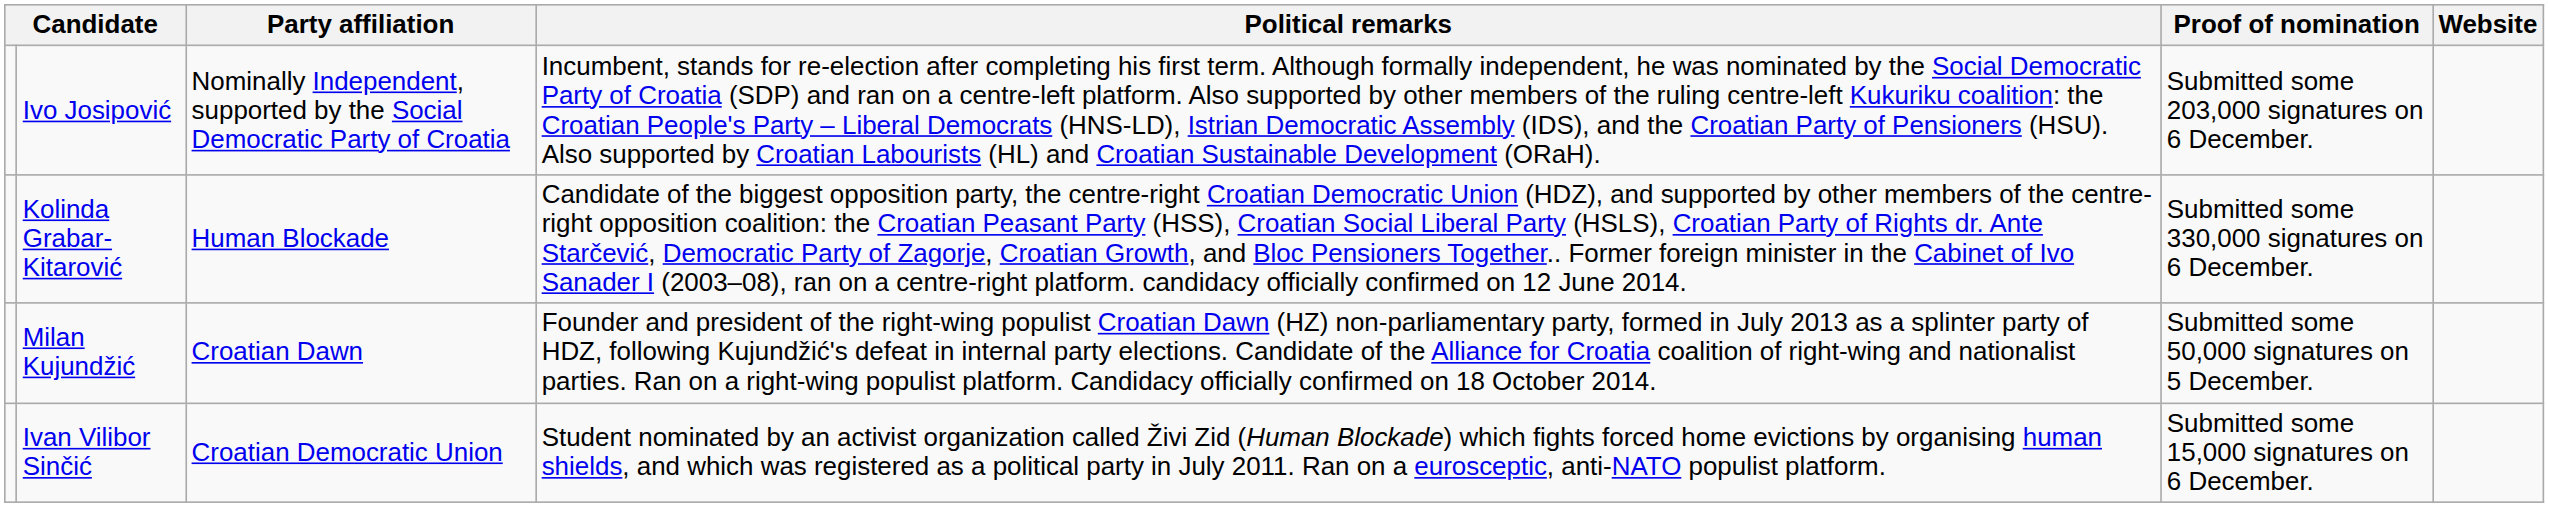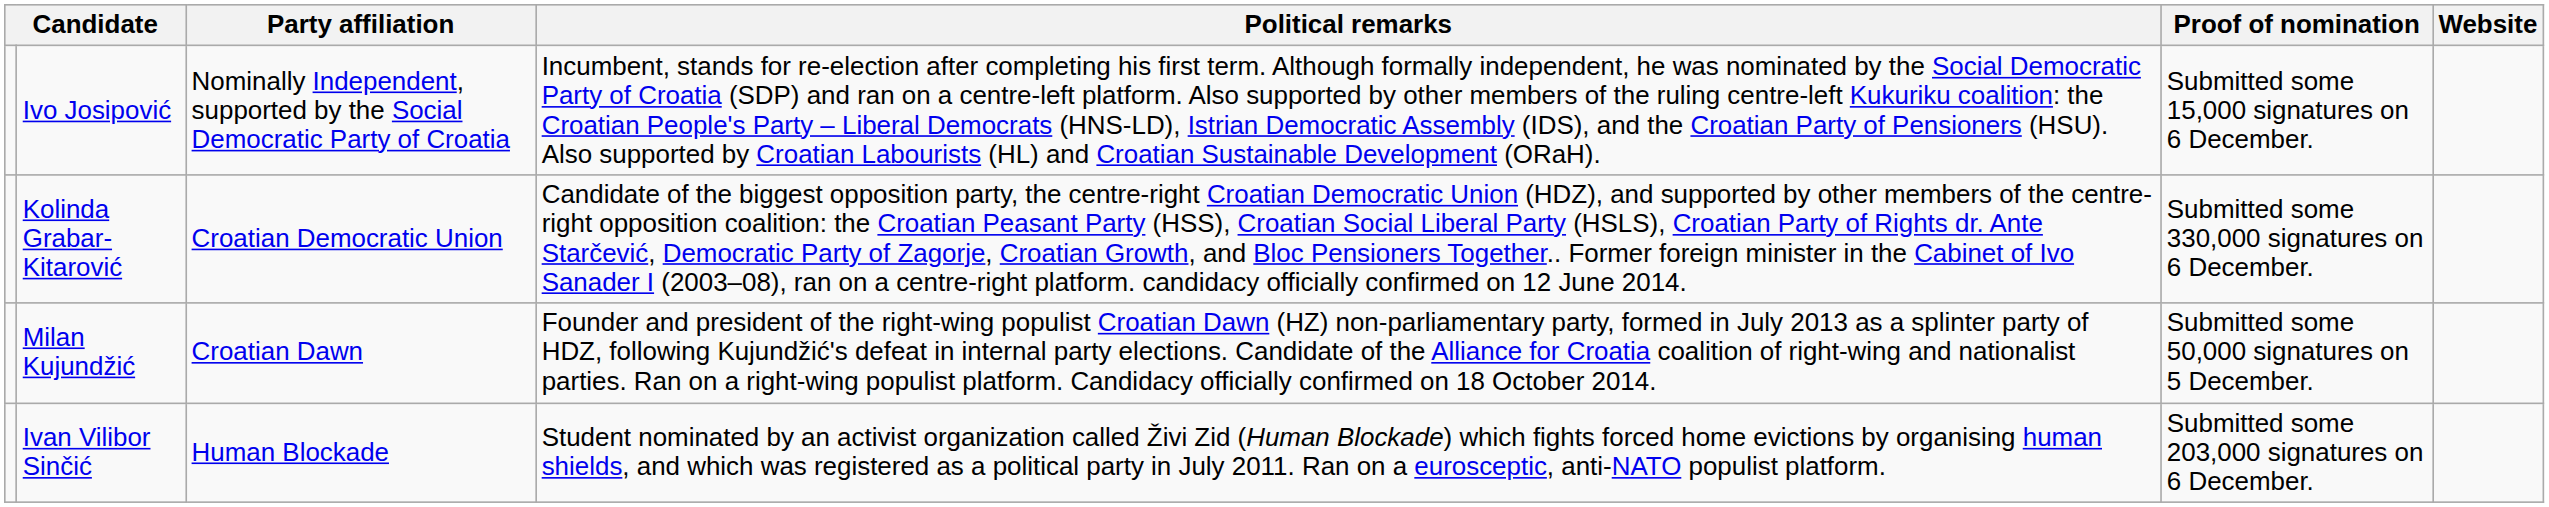(2295, 109) Submitted some 203,000 signatures on 6 December. -> (2288, 109) Submitted some 15,000 signatures on 6 December.
(290, 238) Human Blockade -> (347, 238) Croatian Democratic Union
(347, 451) Croatian Democratic Union -> (290, 451) Human Blockade
(2288, 451) Submitted some 15,000 signatures on 6 December. -> (2295, 451) Submitted some 203,000 signatures on 6 December.
